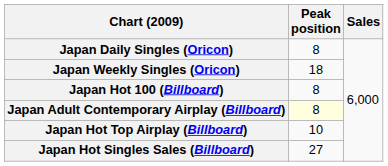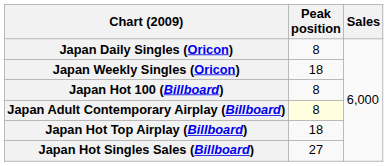(316, 130) 10 -> (316, 130) 18
